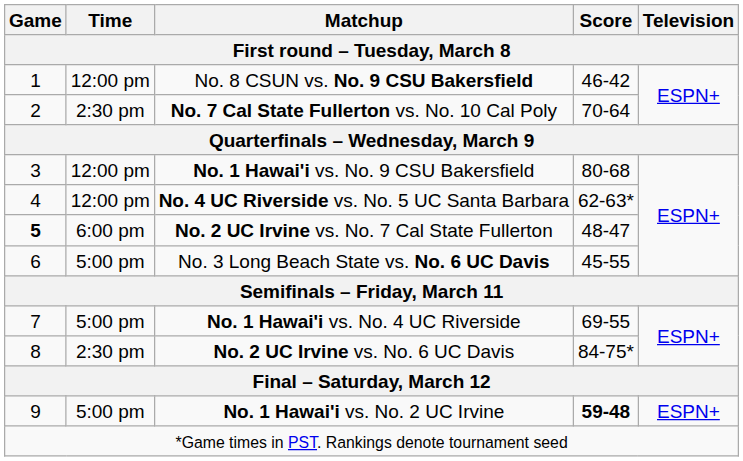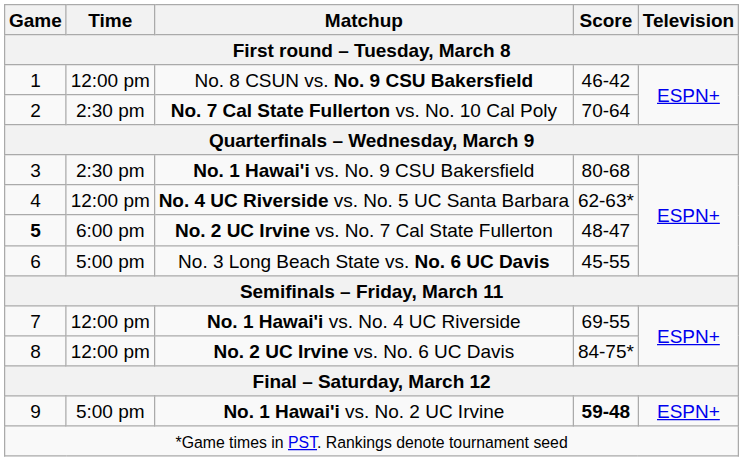(110, 170) 12:00 pm -> (110, 170) 2:30 pm
(110, 321) 5:00 pm -> (110, 321) 12:00 pm
(110, 351) 2:30 pm -> (110, 351) 12:00 pm
